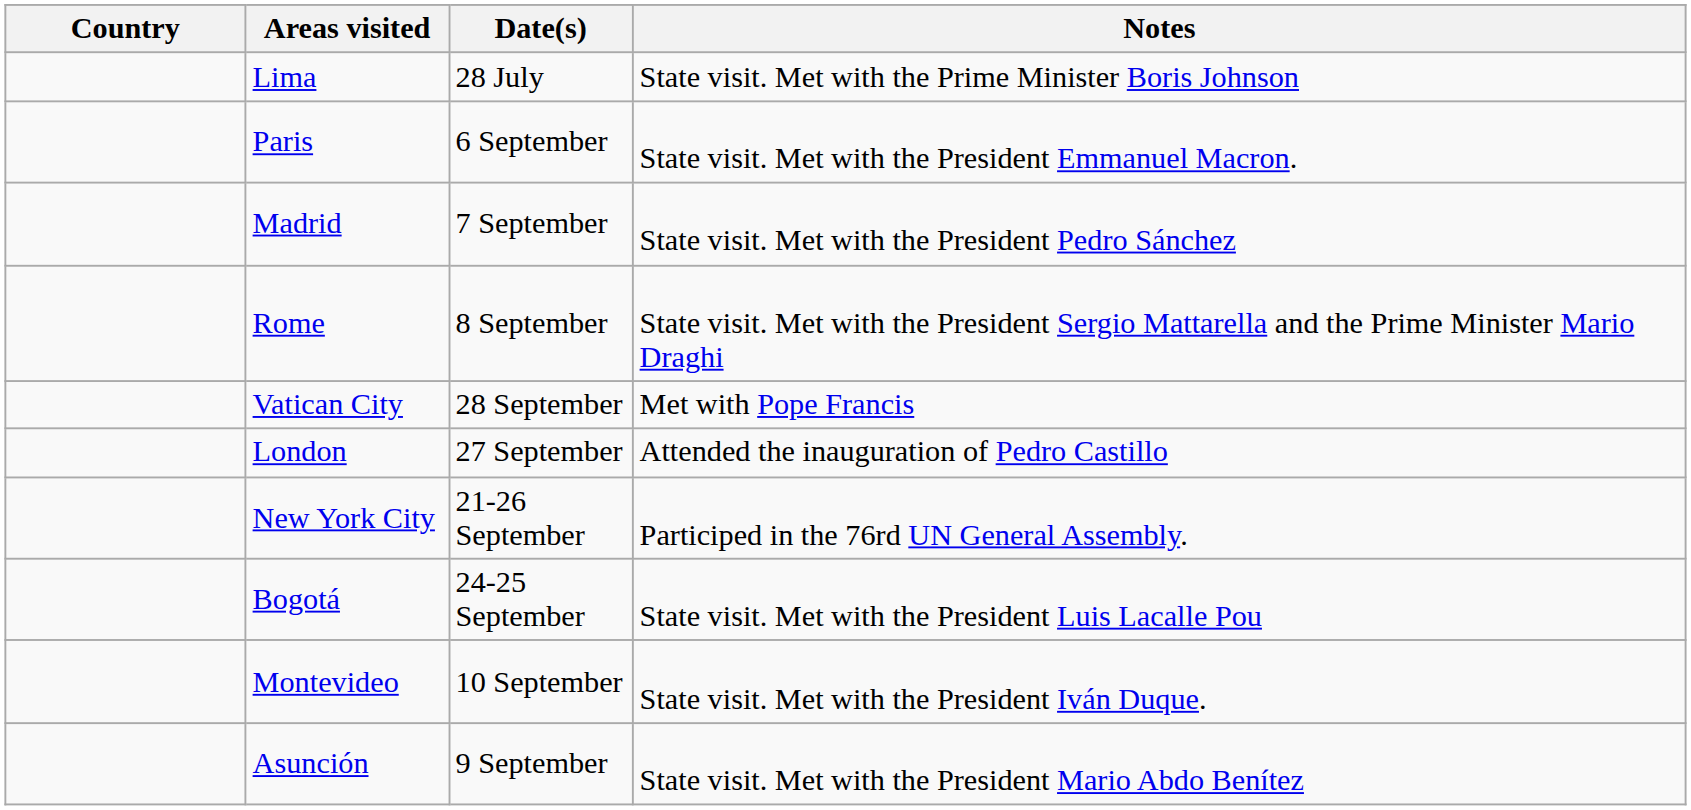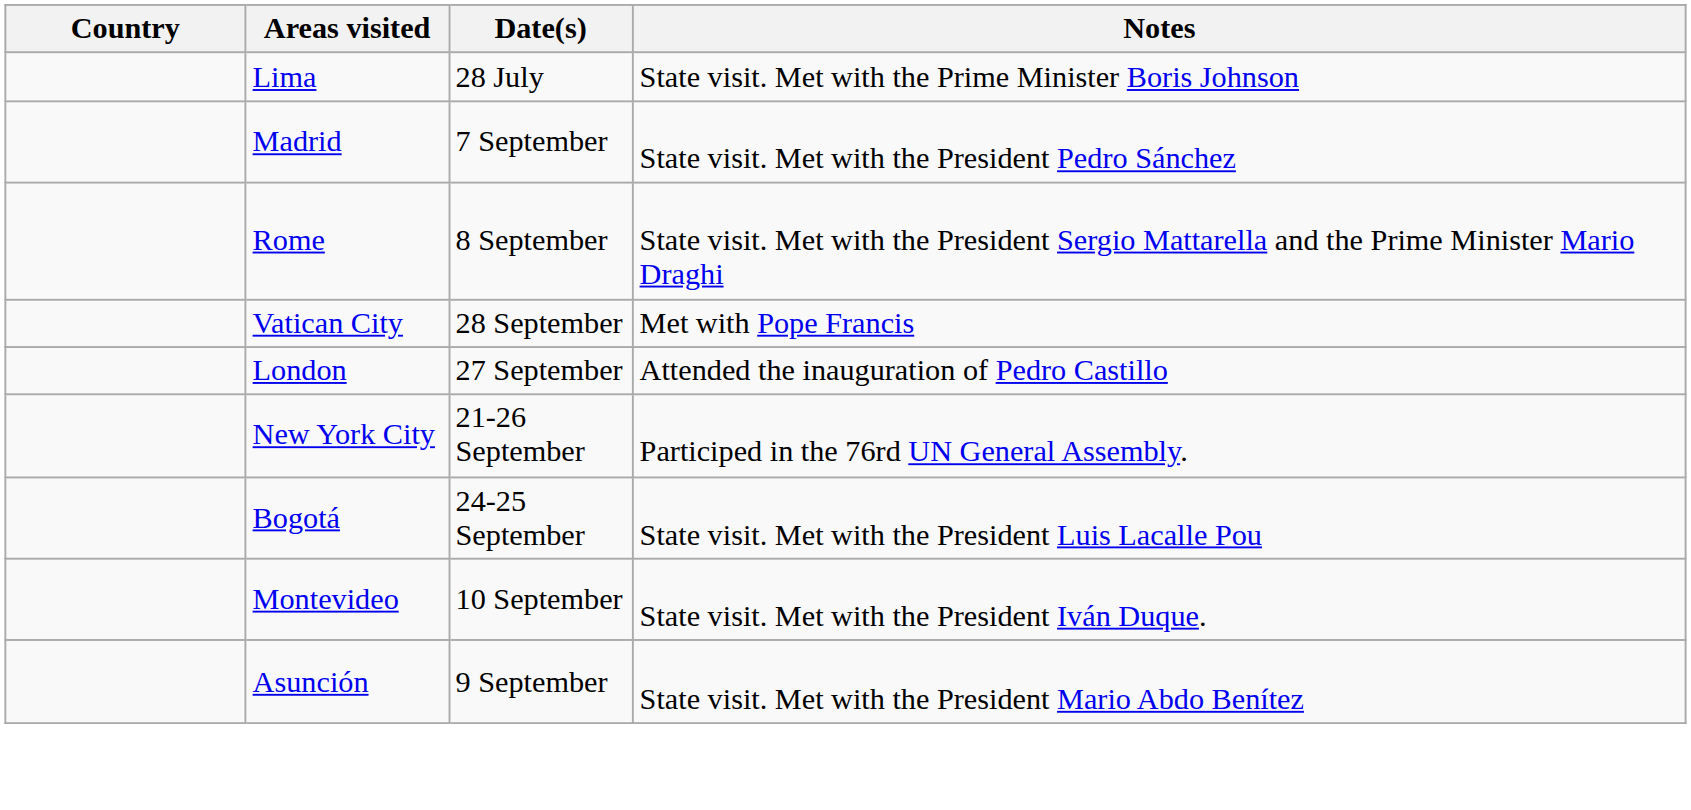- row: (283, 141)
